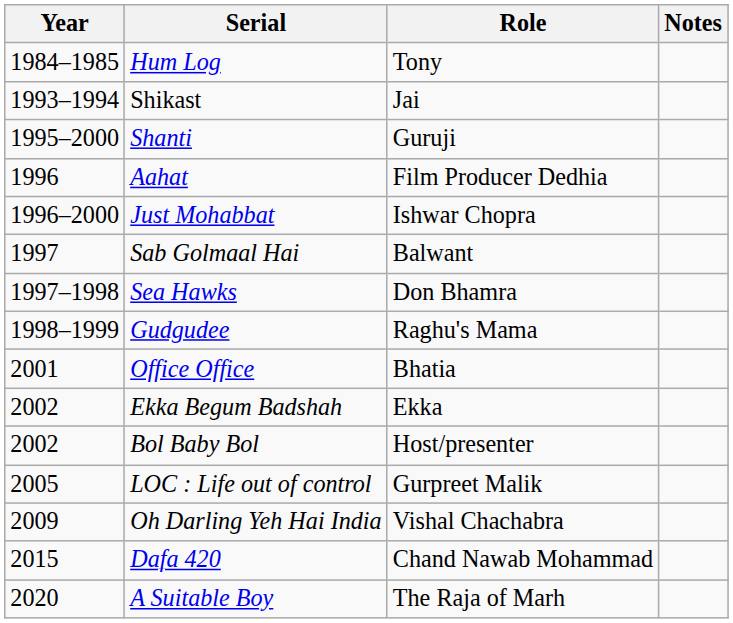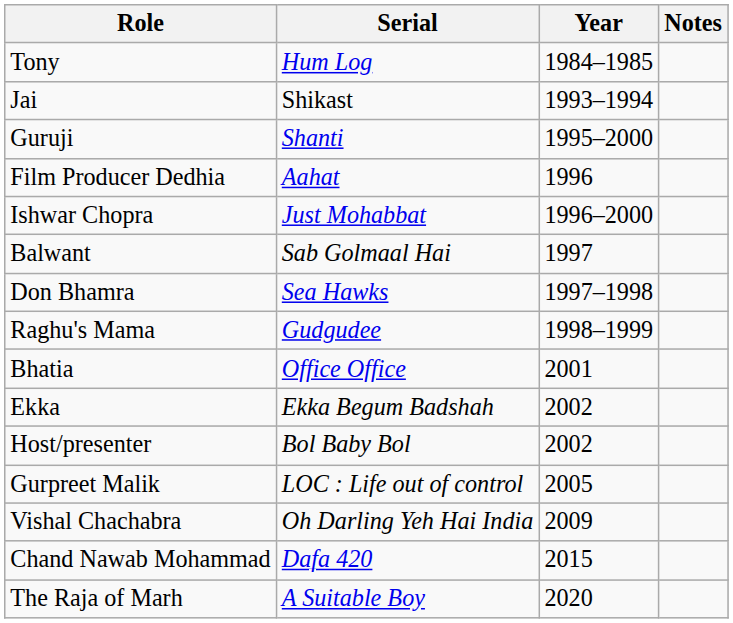columns swapped: (65, 23) <-> (523, 23)
